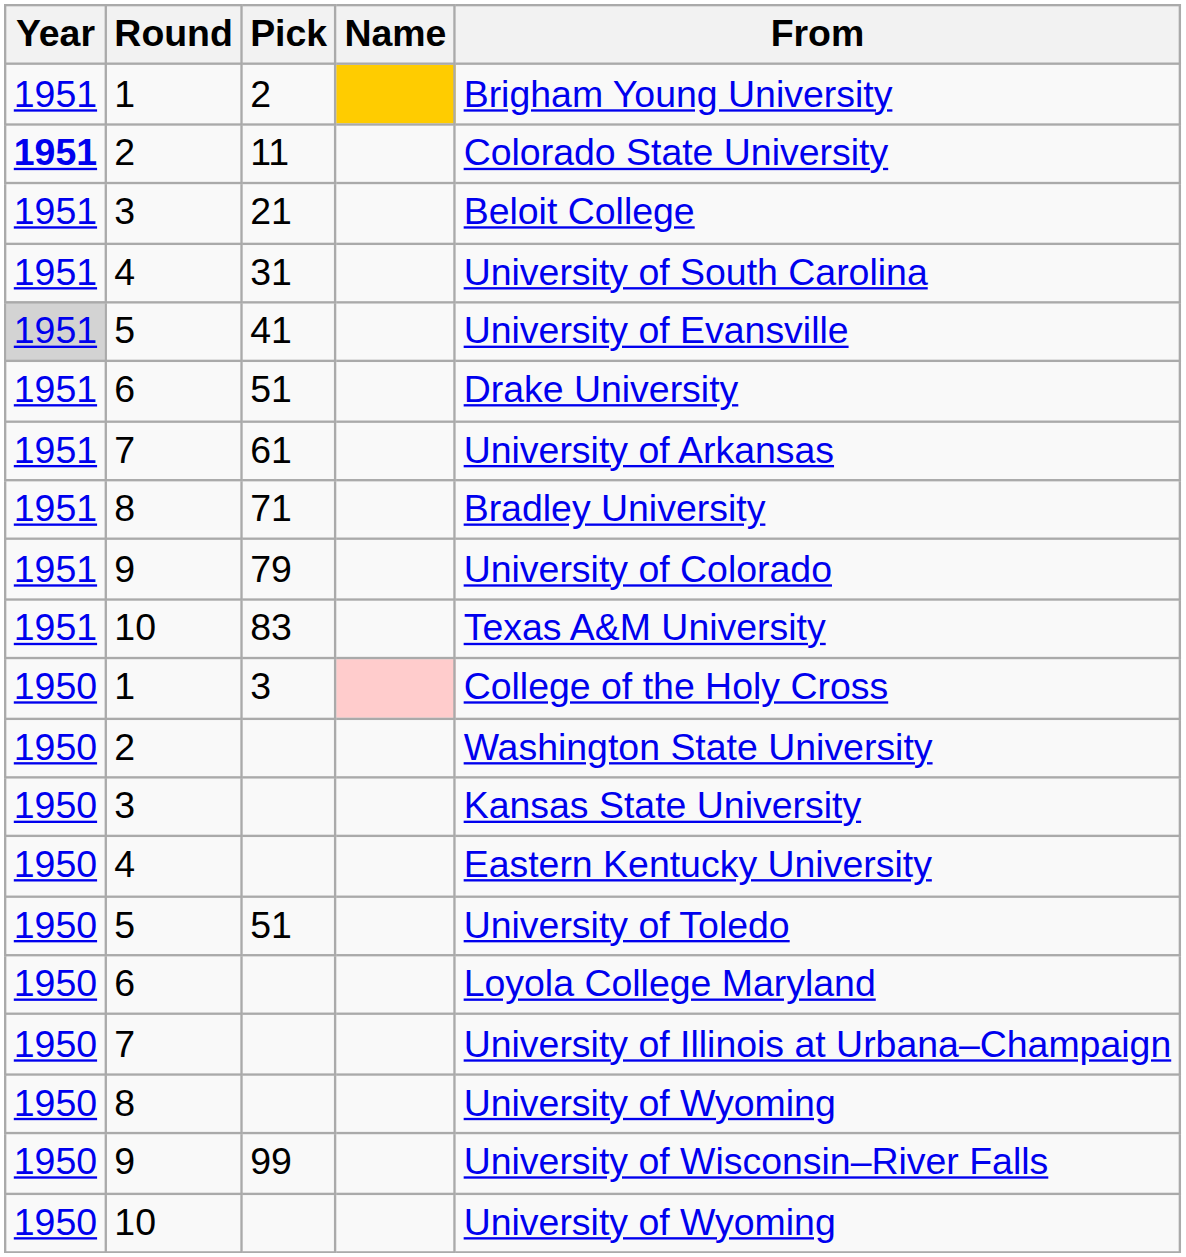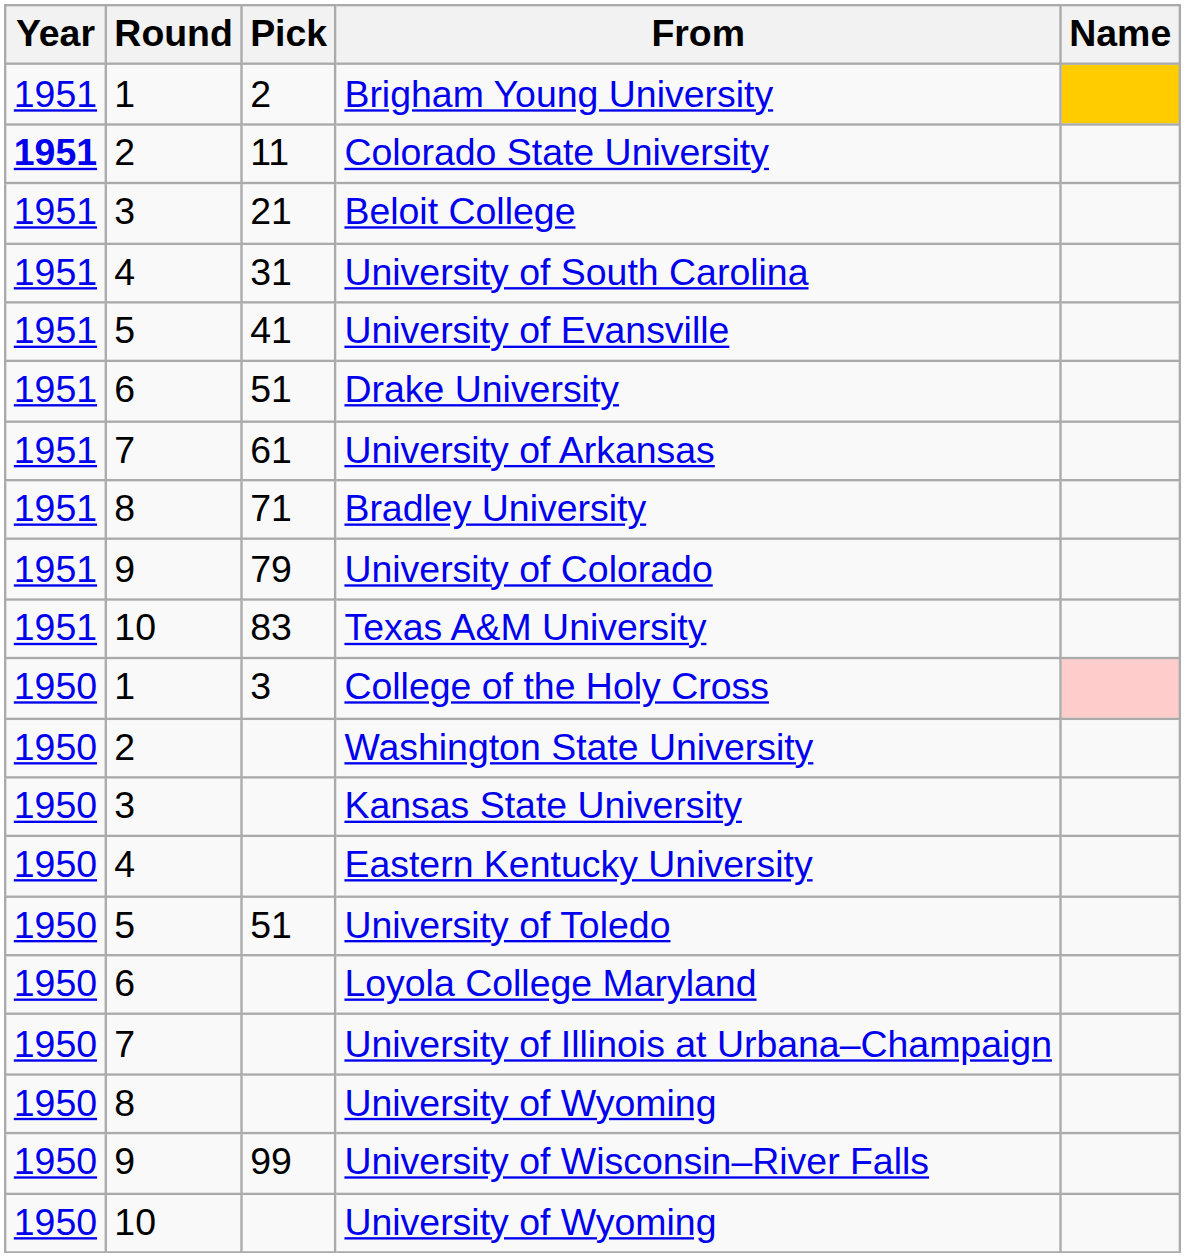columns swapped: (395, 34) <-> (817, 34)
(55, 331) lightgrey background -> (55, 331) no background
